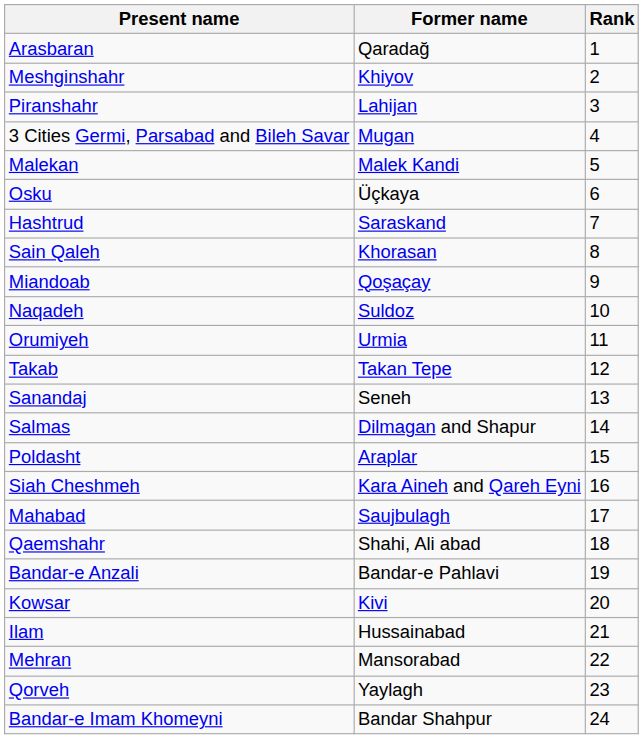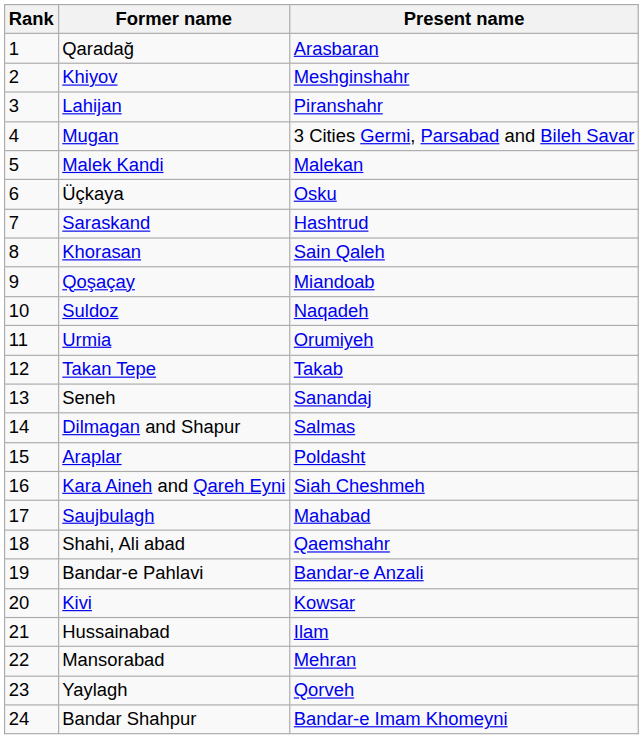columns swapped: (612, 19) <-> (179, 19)
